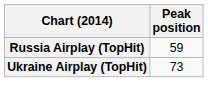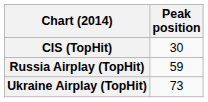+ row: (77, 47)
